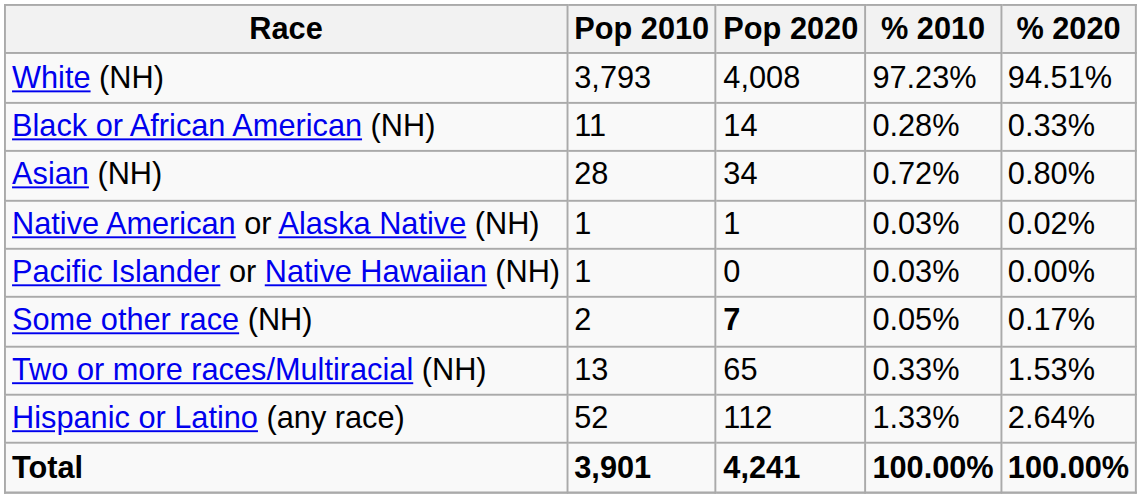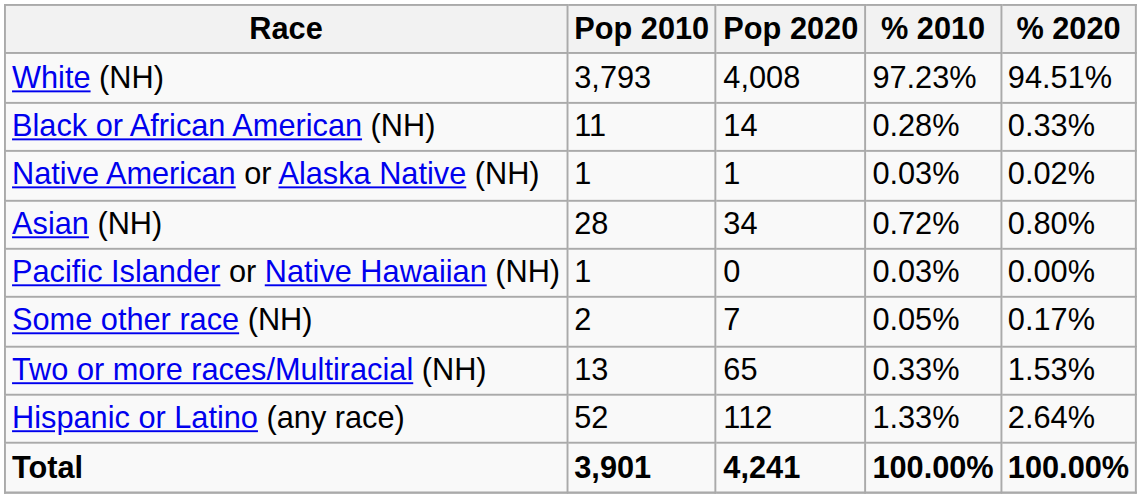rows swapped: (276, 223) <-> (87, 175)
(732, 321) bold -> (732, 321) normal
